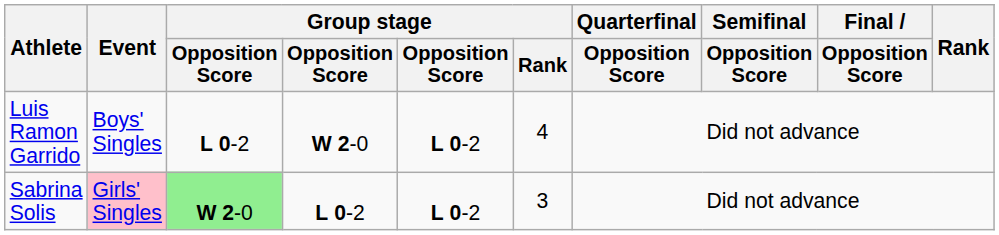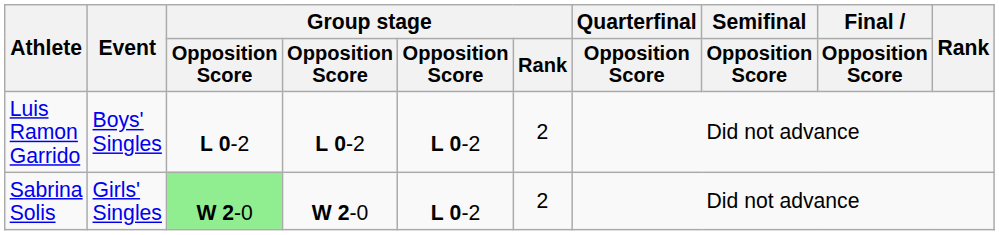(340, 144) W 2-0 -> (340, 144) L 0-2
(543, 132) 4 -> (543, 132) 2
(127, 201) pink background -> (127, 201) no background
(340, 213) L 0-2 -> (340, 213) W 2-0
(543, 201) 3 -> (543, 201) 2
